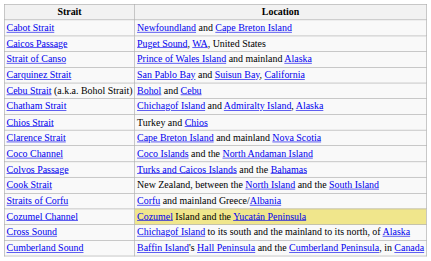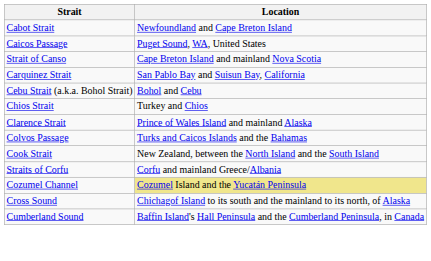(224, 59) Prince of Wales Island and mainland Alaska -> (229, 59) Cape Breton Island and mainland Nova Scotia
- row: (36, 106)
(229, 138) Cape Breton Island and mainland Nova Scotia -> (224, 122) Prince of Wales Island and mainland Alaska
- row: (35, 153)
